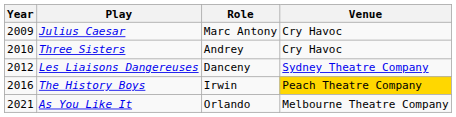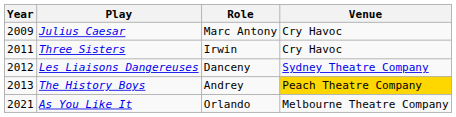(20, 49) 2010 -> (20, 49) 2011
(224, 49) Andrey -> (220, 49) Irwin
(20, 85) 2016 -> (20, 85) 2013
(220, 85) Irwin -> (224, 85) Andrey
